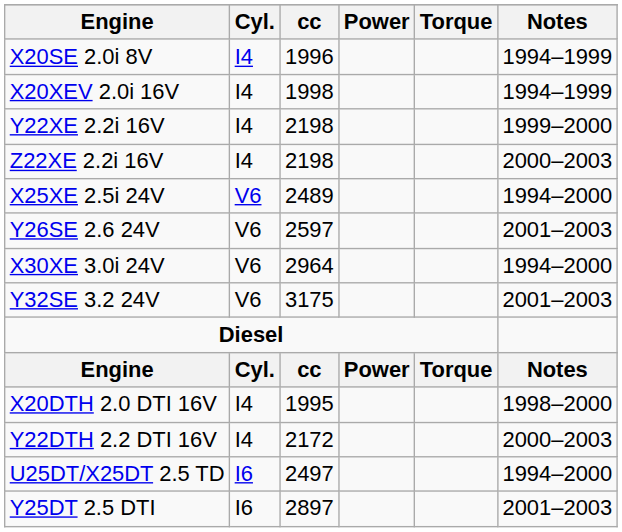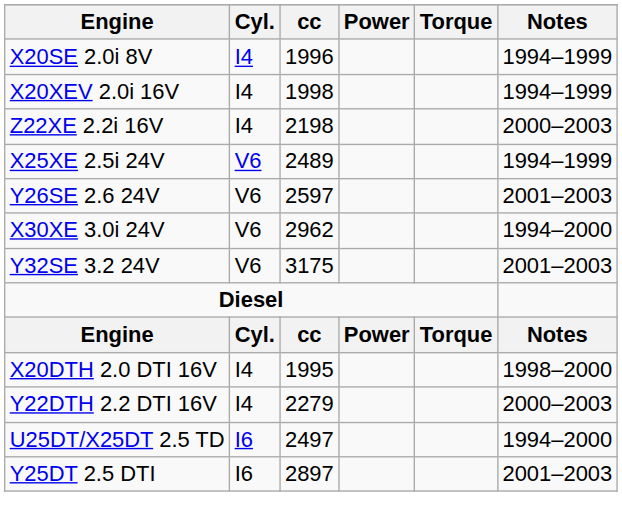- row: (87, 126)
(557, 195) 1994–2000 -> (557, 160) 1994–1999
(309, 265) 2964 -> (309, 230) 2962
(309, 439) 2172 -> (309, 404) 2279
